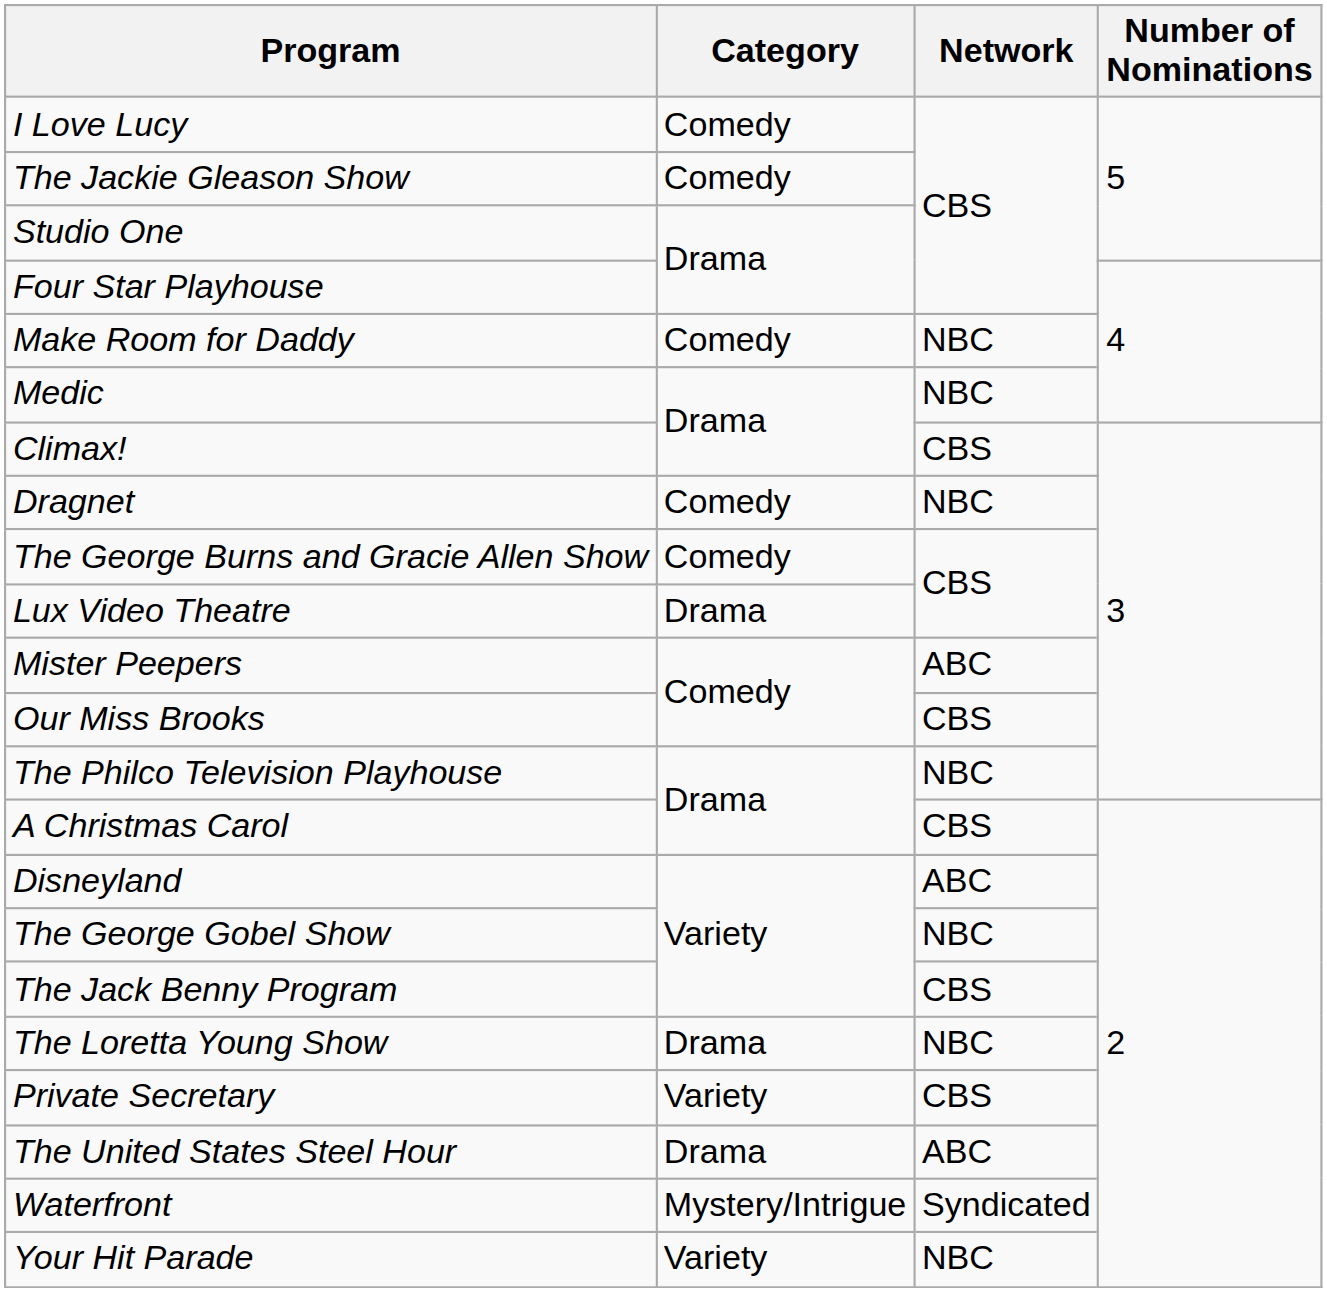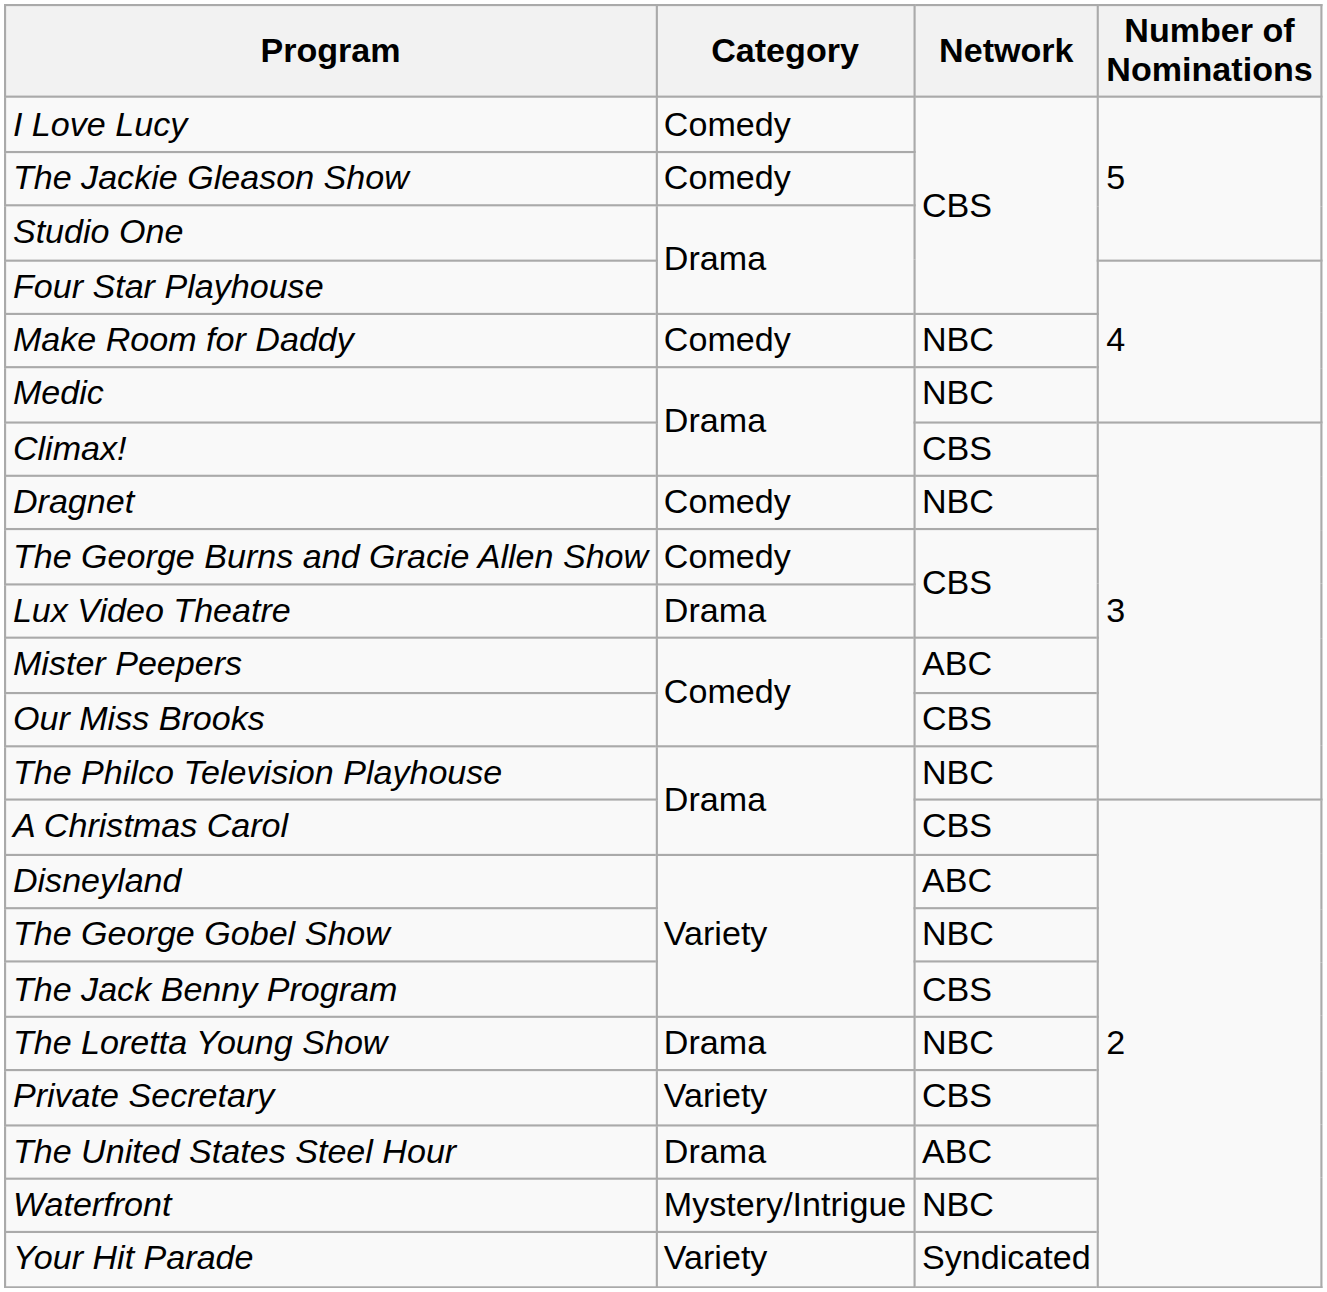(1006, 1204) Syndicated -> (958, 1204) NBC
(958, 1258) NBC -> (1006, 1258) Syndicated
